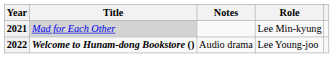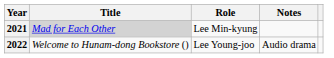columns swapped: (290, 12) <-> (226, 12)
(113, 45) bold -> (110, 45) normal
